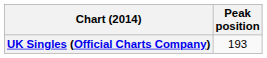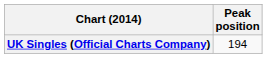(238, 44) 193 -> (238, 44) 194
